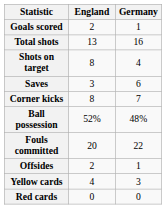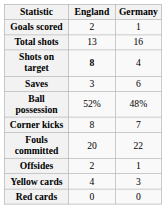(92, 63) normal -> (92, 63) bold
rows swapped: (37, 119) <-> (37, 99)
